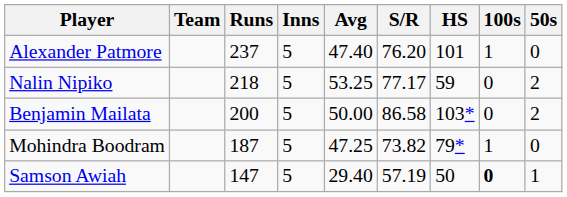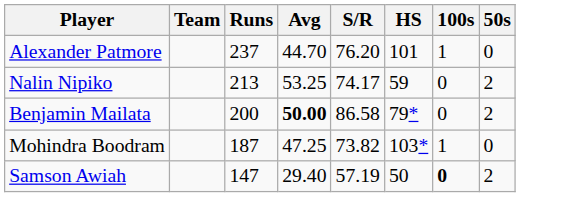- column: (301, 20)
(351, 51) 47.40 -> (304, 51) 44.70
(244, 82) 218 -> (244, 82) 213
(404, 82) 77.17 -> (358, 82) 74.17
(351, 113) normal -> (304, 113) bold
(455, 113) 103* -> (404, 113) 79*
(450, 144) 79* -> (409, 144) 103*
(535, 176) 1 -> (489, 176) 2
